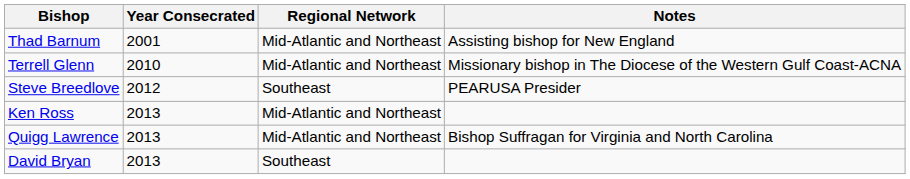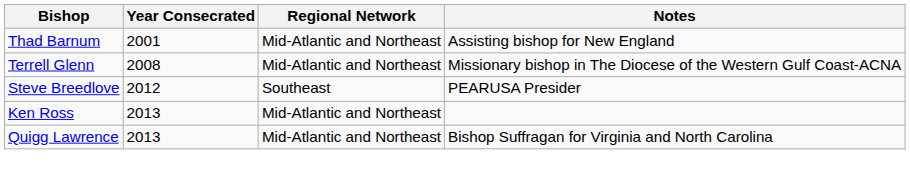(143, 64) 2010 -> (143, 64) 2008
- row: (49, 161)
